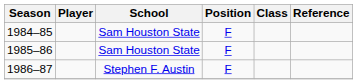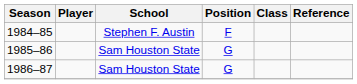(149, 32) Sam Houston State -> (149, 32) Stephen F. Austin
(228, 50) F -> (228, 50) G
(149, 69) Stephen F. Austin -> (149, 69) Sam Houston State
(228, 69) F -> (228, 69) G
